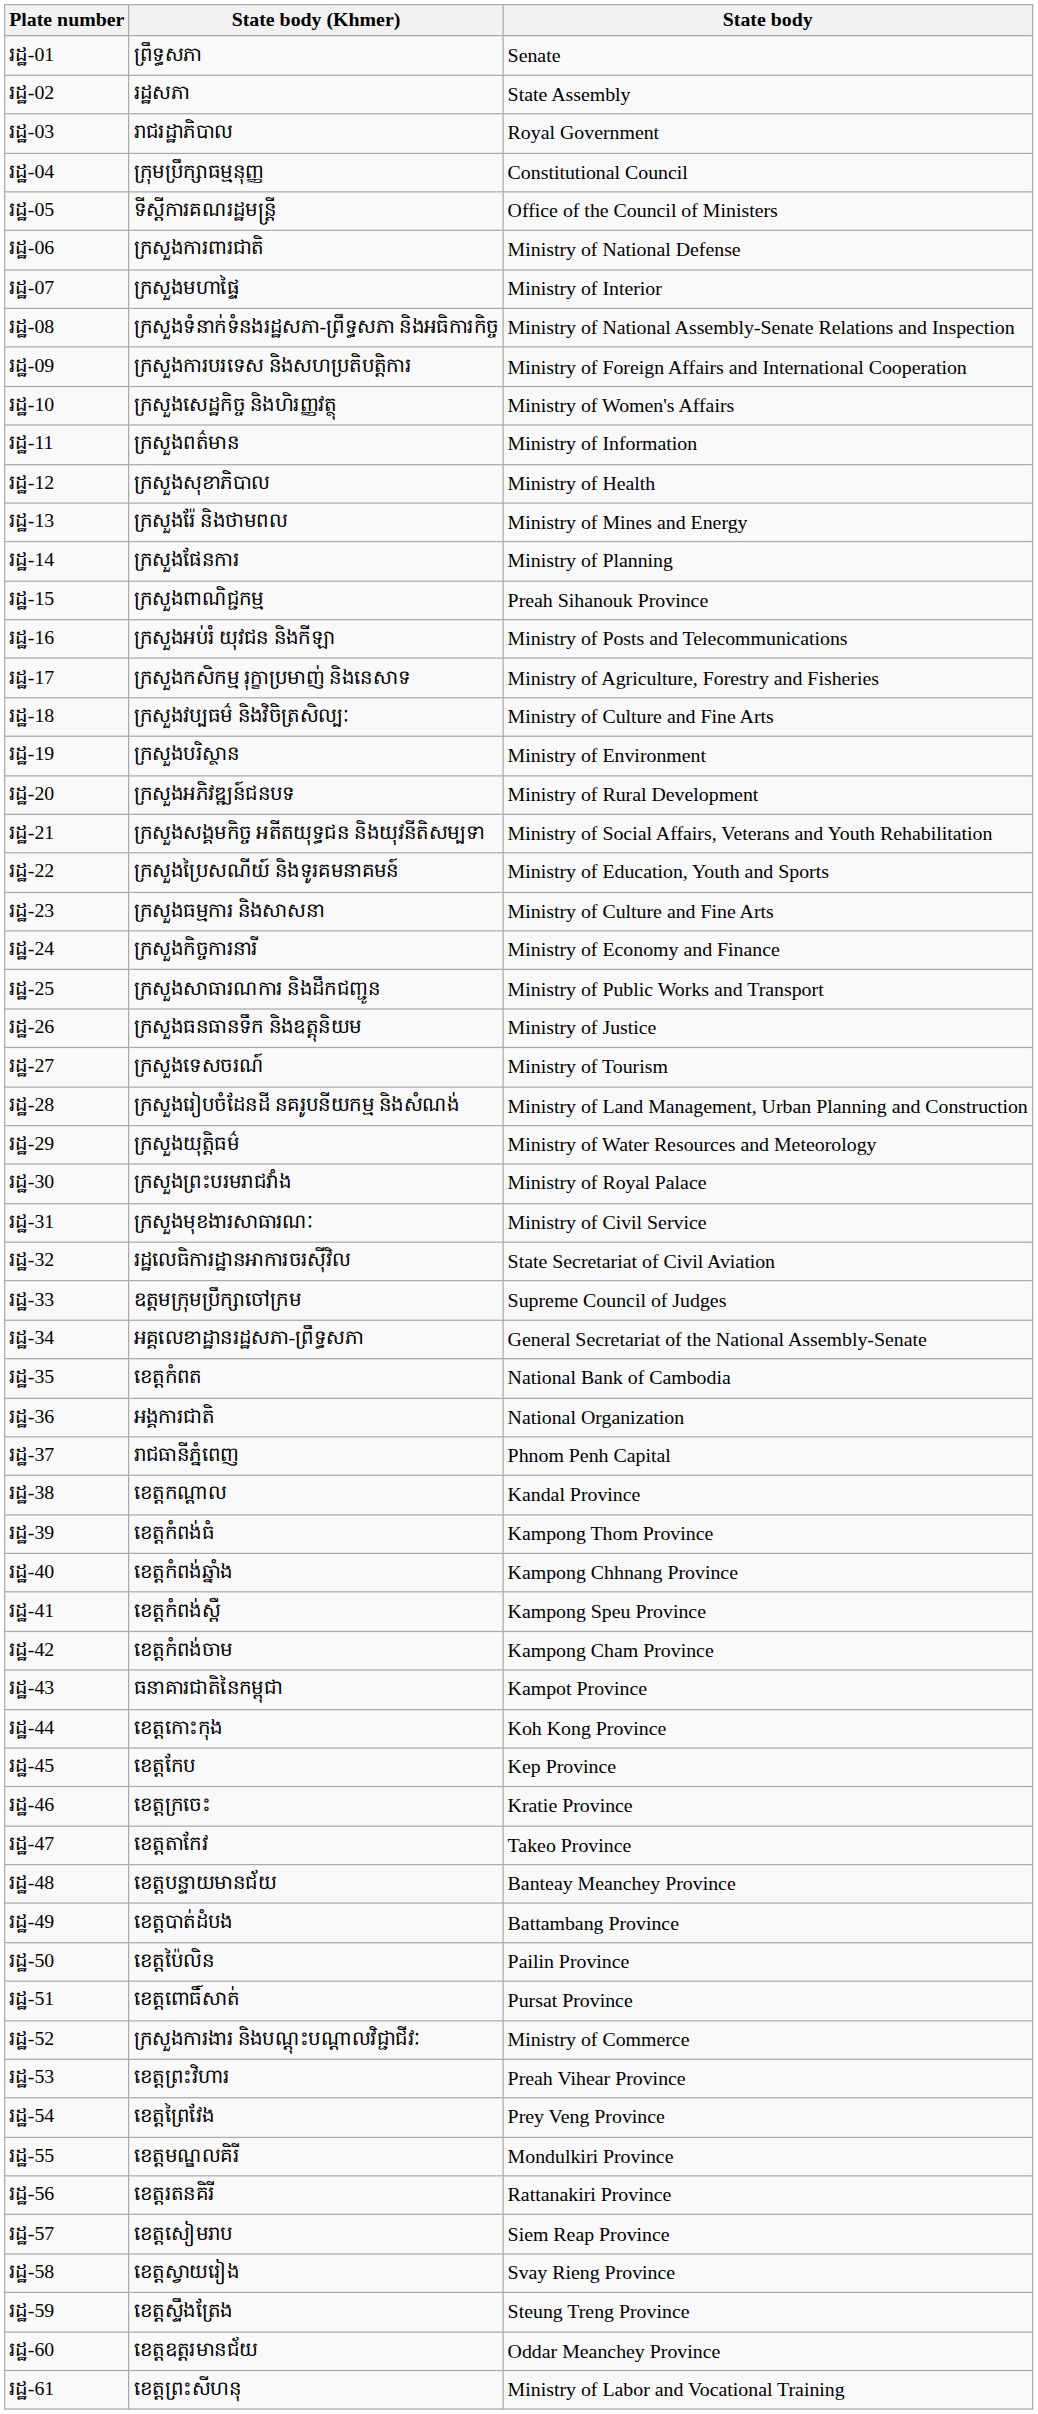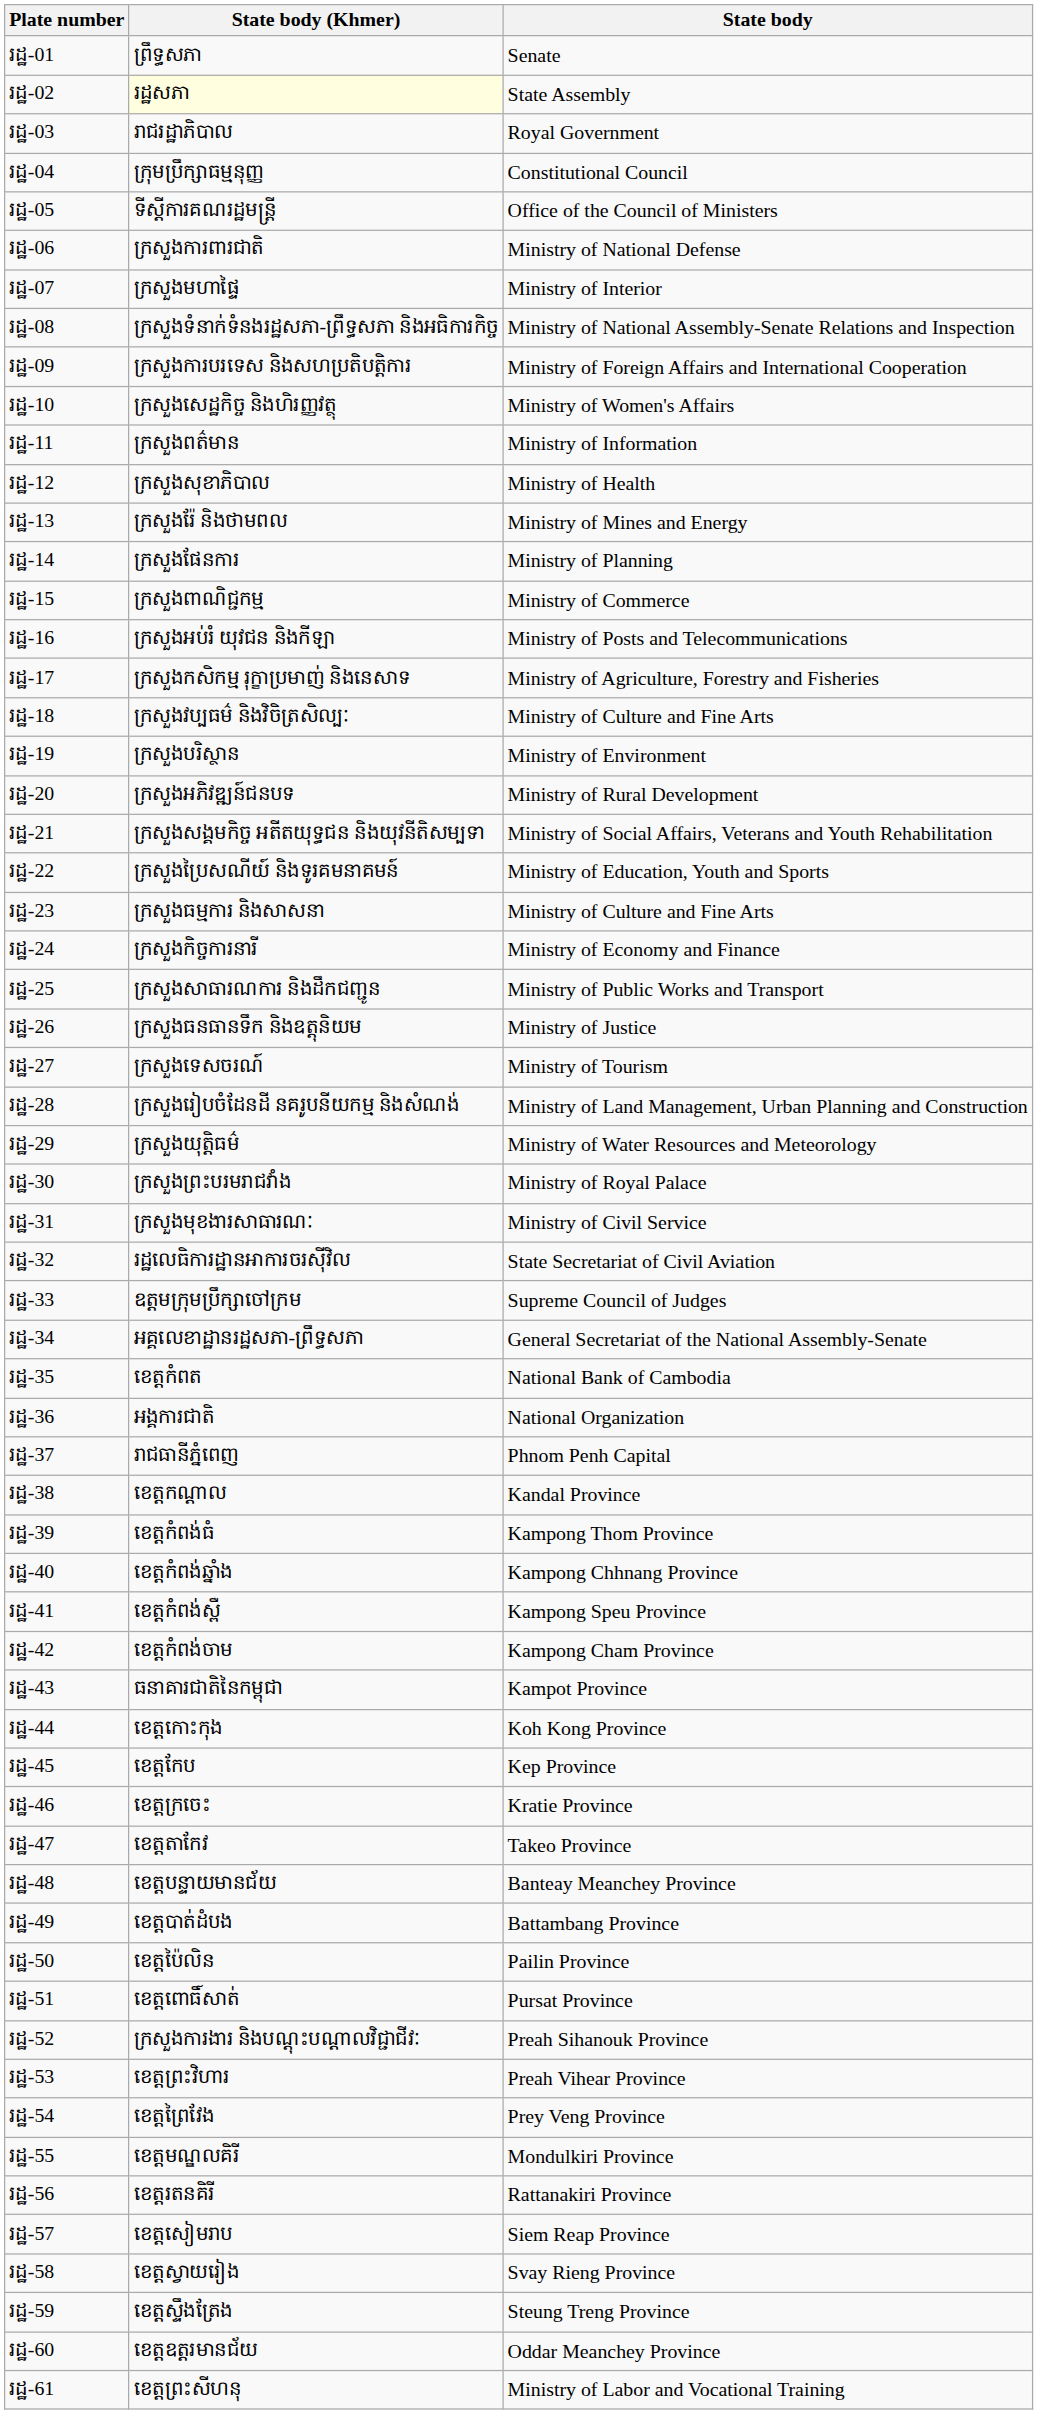(161, 93) no background -> (161, 93) lightyellow background
(608, 600) Preah Sihanouk Province -> (599, 600) Ministry of Commerce
(599, 2039) Ministry of Commerce -> (608, 2039) Preah Sihanouk Province
